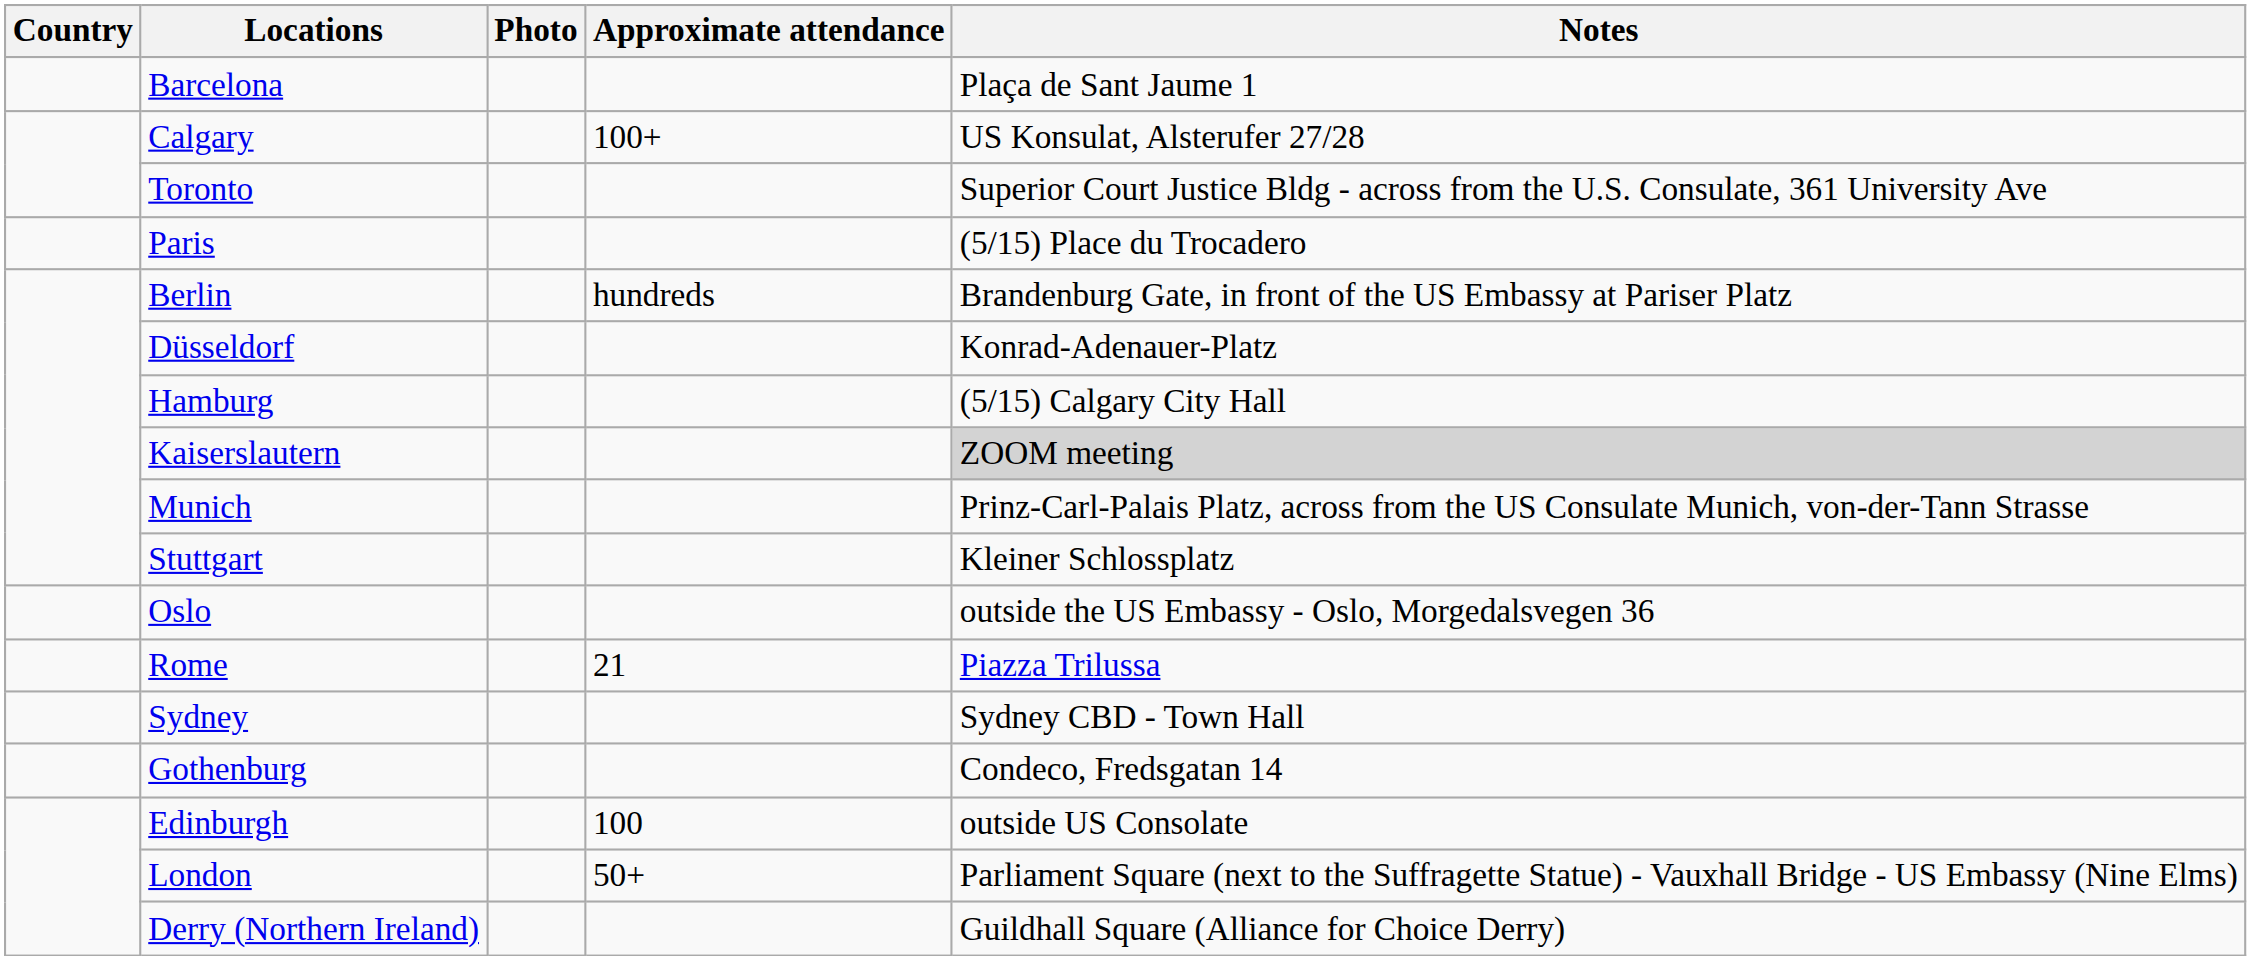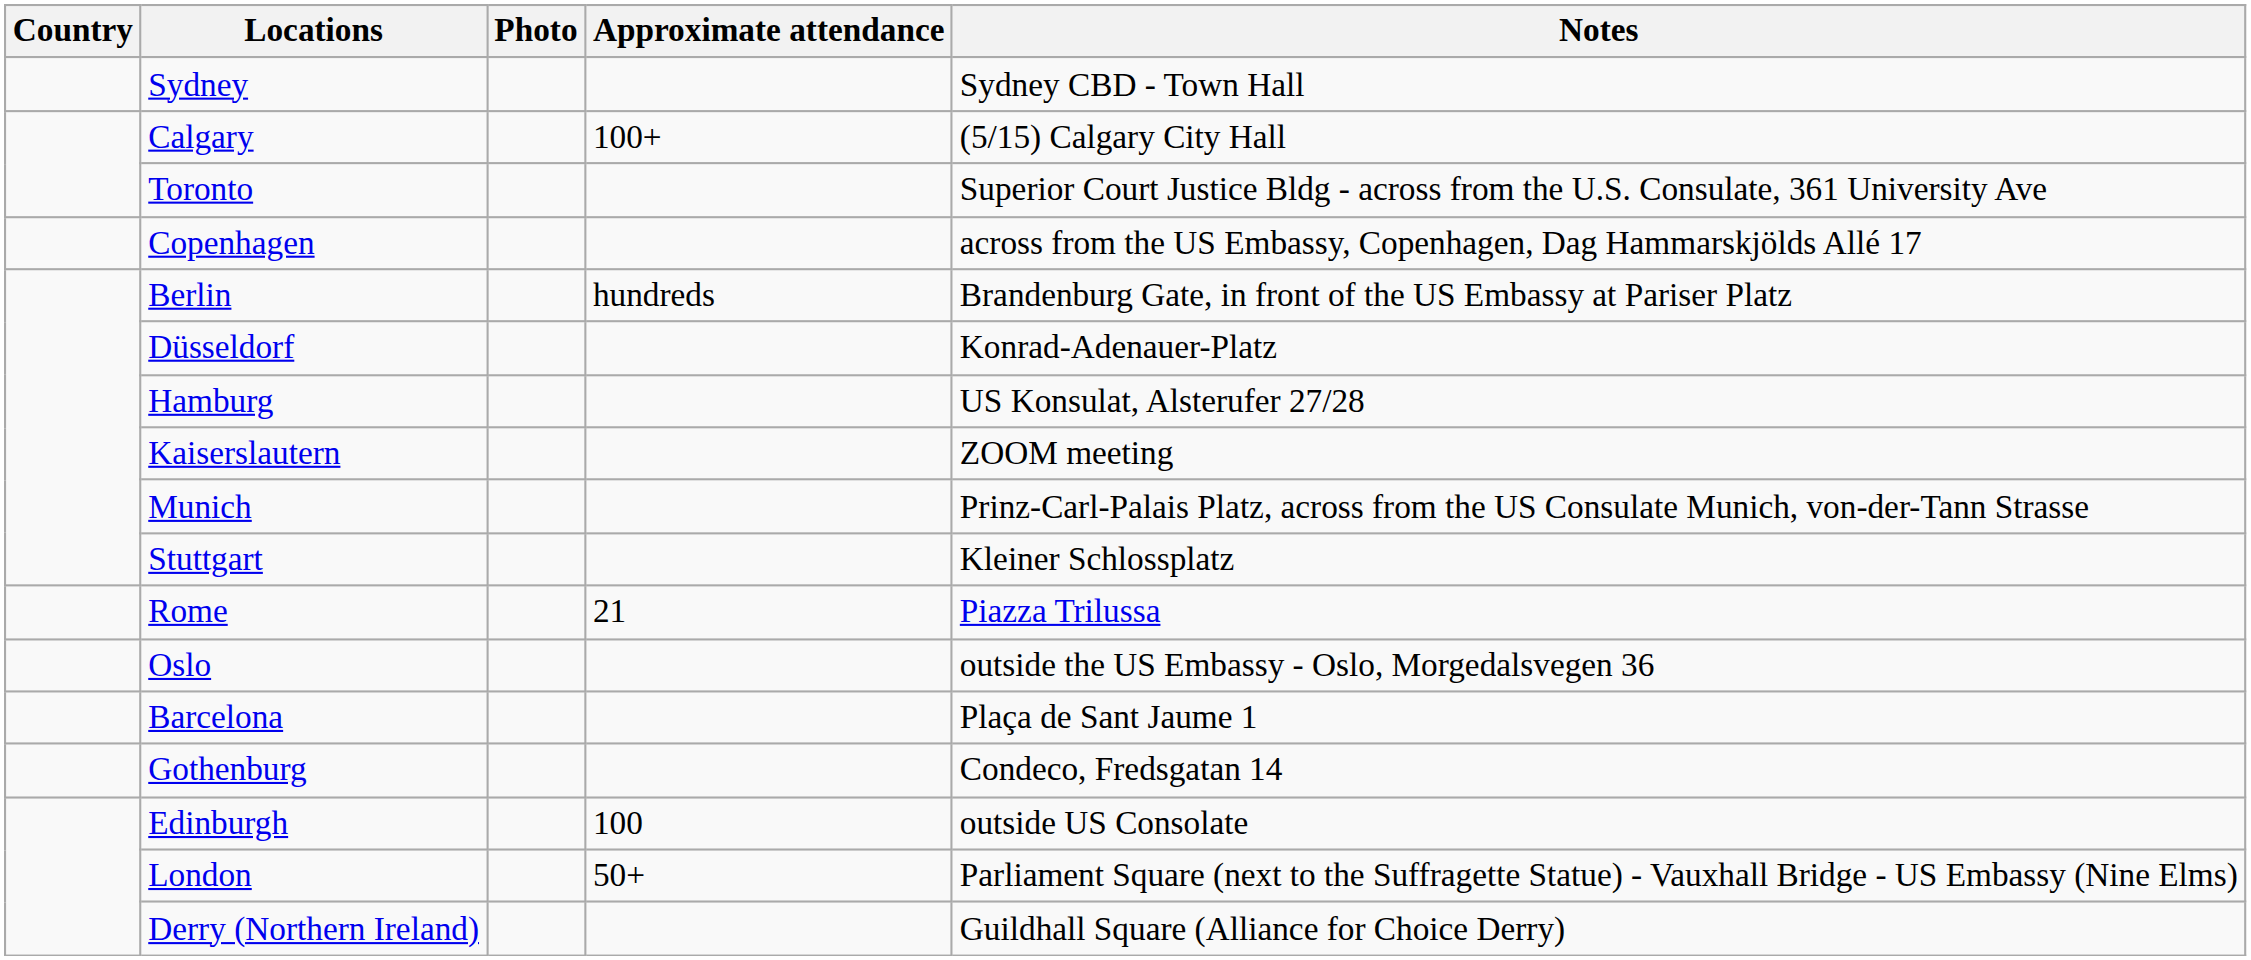rows swapped: (198, 717) <-> (216, 83)
(1162, 136) US Konsulat, Alsterufer 27/28 -> (1123, 136) (5/15) Calgary City Hall
+ row: (231, 242)
- row: (182, 242)
(1123, 400) (5/15) Calgary City Hall -> (1162, 400) US Konsulat, Alsterufer 27/28
(1067, 453) lightgrey background -> (1067, 453) no background
rows swapped: (188, 664) <-> (180, 611)
